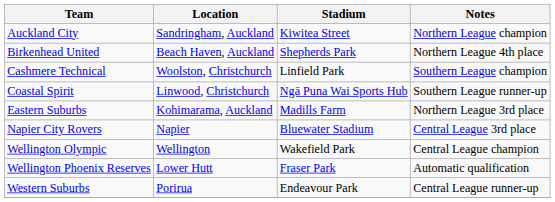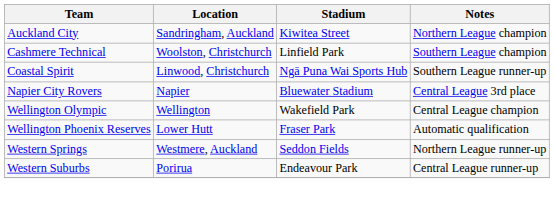- row: (53, 52)
- row: (47, 110)
+ row: (47, 149)
